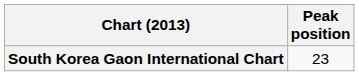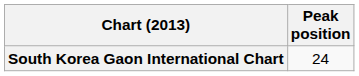(321, 58) 23 -> (321, 58) 24
